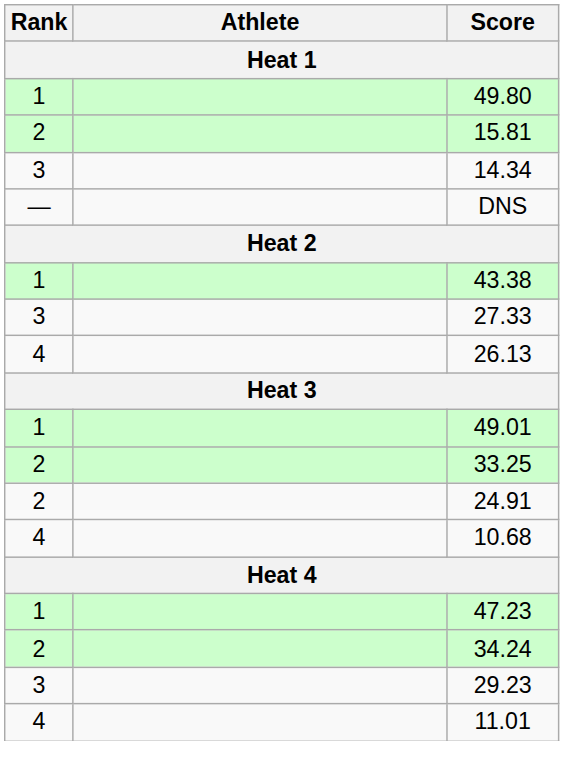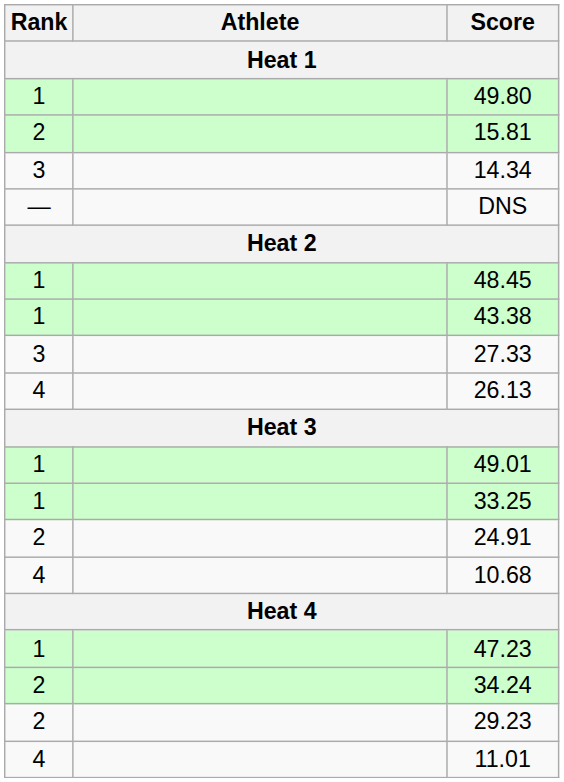+ row: (503, 280)
(39, 464) 2 -> (39, 501) 1
(39, 685) 3 -> (39, 721) 2
